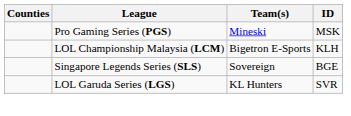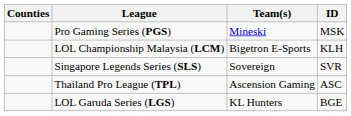(327, 66) BGE -> (331, 66) SVR
+ row: (117, 84)
(327, 84) SVR -> (331, 102) BGE
